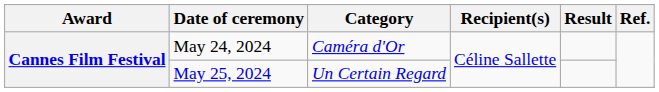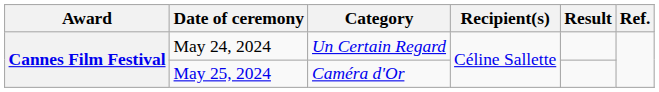(358, 45) Caméra d'Or -> (379, 45) Un Certain Regard
(379, 73) Un Certain Regard -> (358, 73) Caméra d'Or
